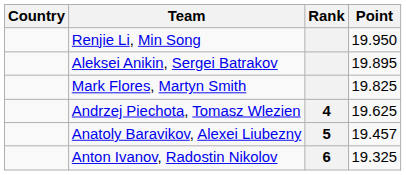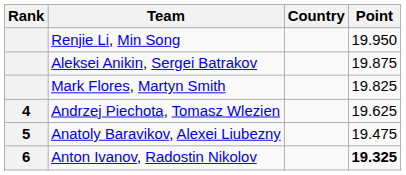columns swapped: (327, 16) <-> (36, 16)
(374, 63) 19.895 -> (374, 63) 19.875
(374, 134) 19.457 -> (374, 134) 19.475
(374, 157) normal -> (374, 157) bold
